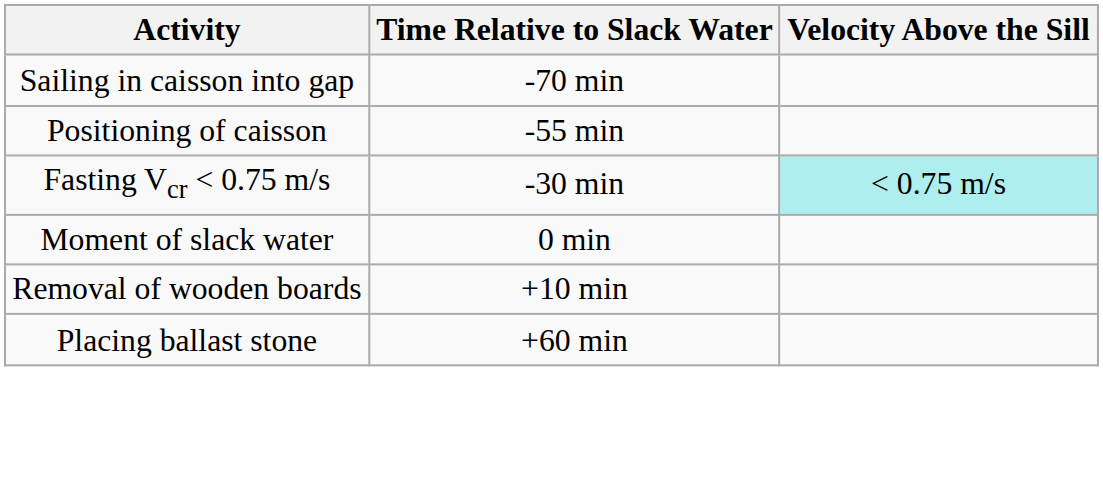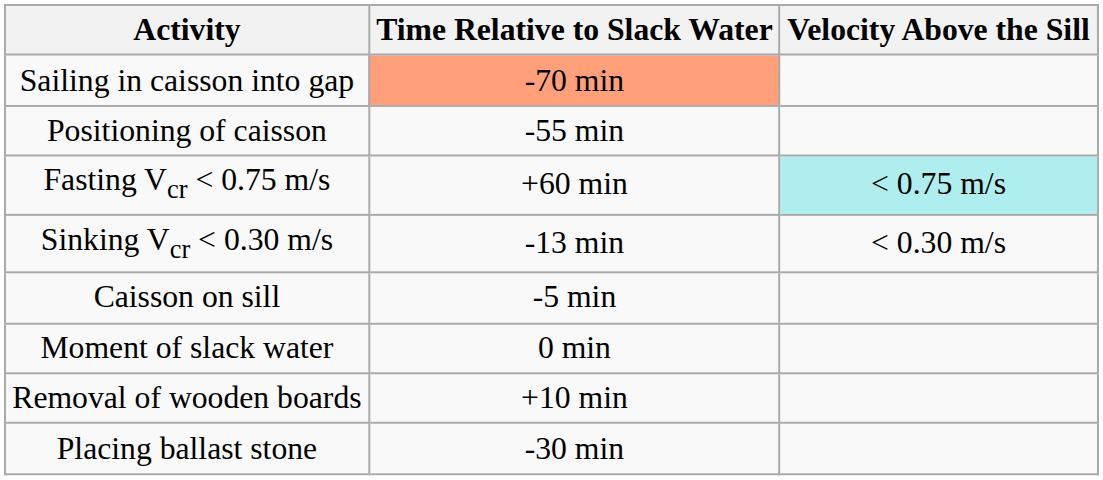(574, 79) no background -> (574, 79) lightsalmon background
(574, 184) -30 min -> (574, 184) +60 min
+ row: (187, 243)
+ row: (187, 297)
(574, 339) +60 min -> (574, 448) -30 min
